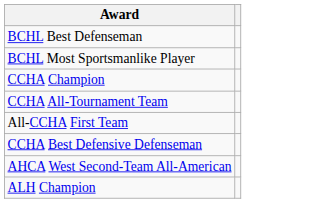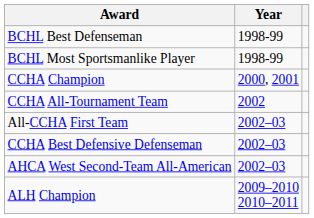+ column: (268, 15)
